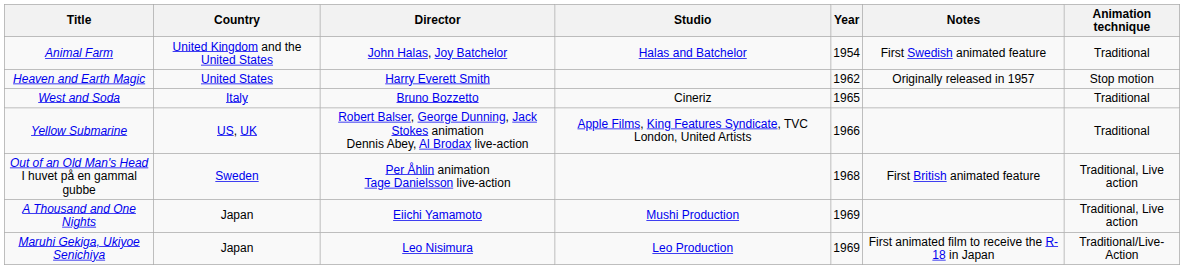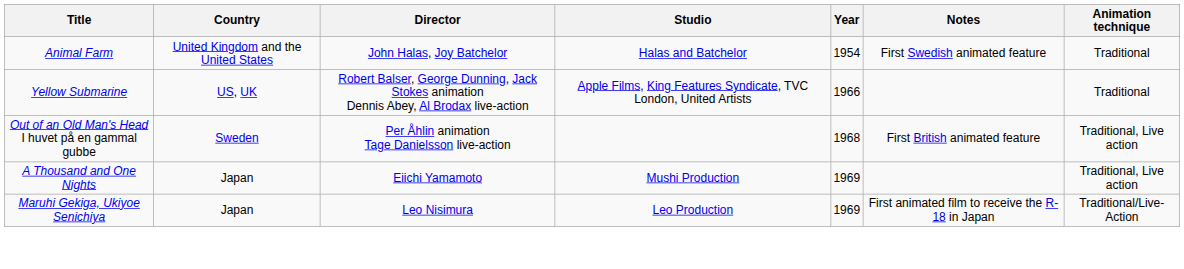- row: (79, 79)
- row: (79, 98)
